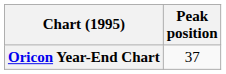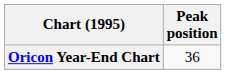(192, 57) 37 -> (192, 57) 36
